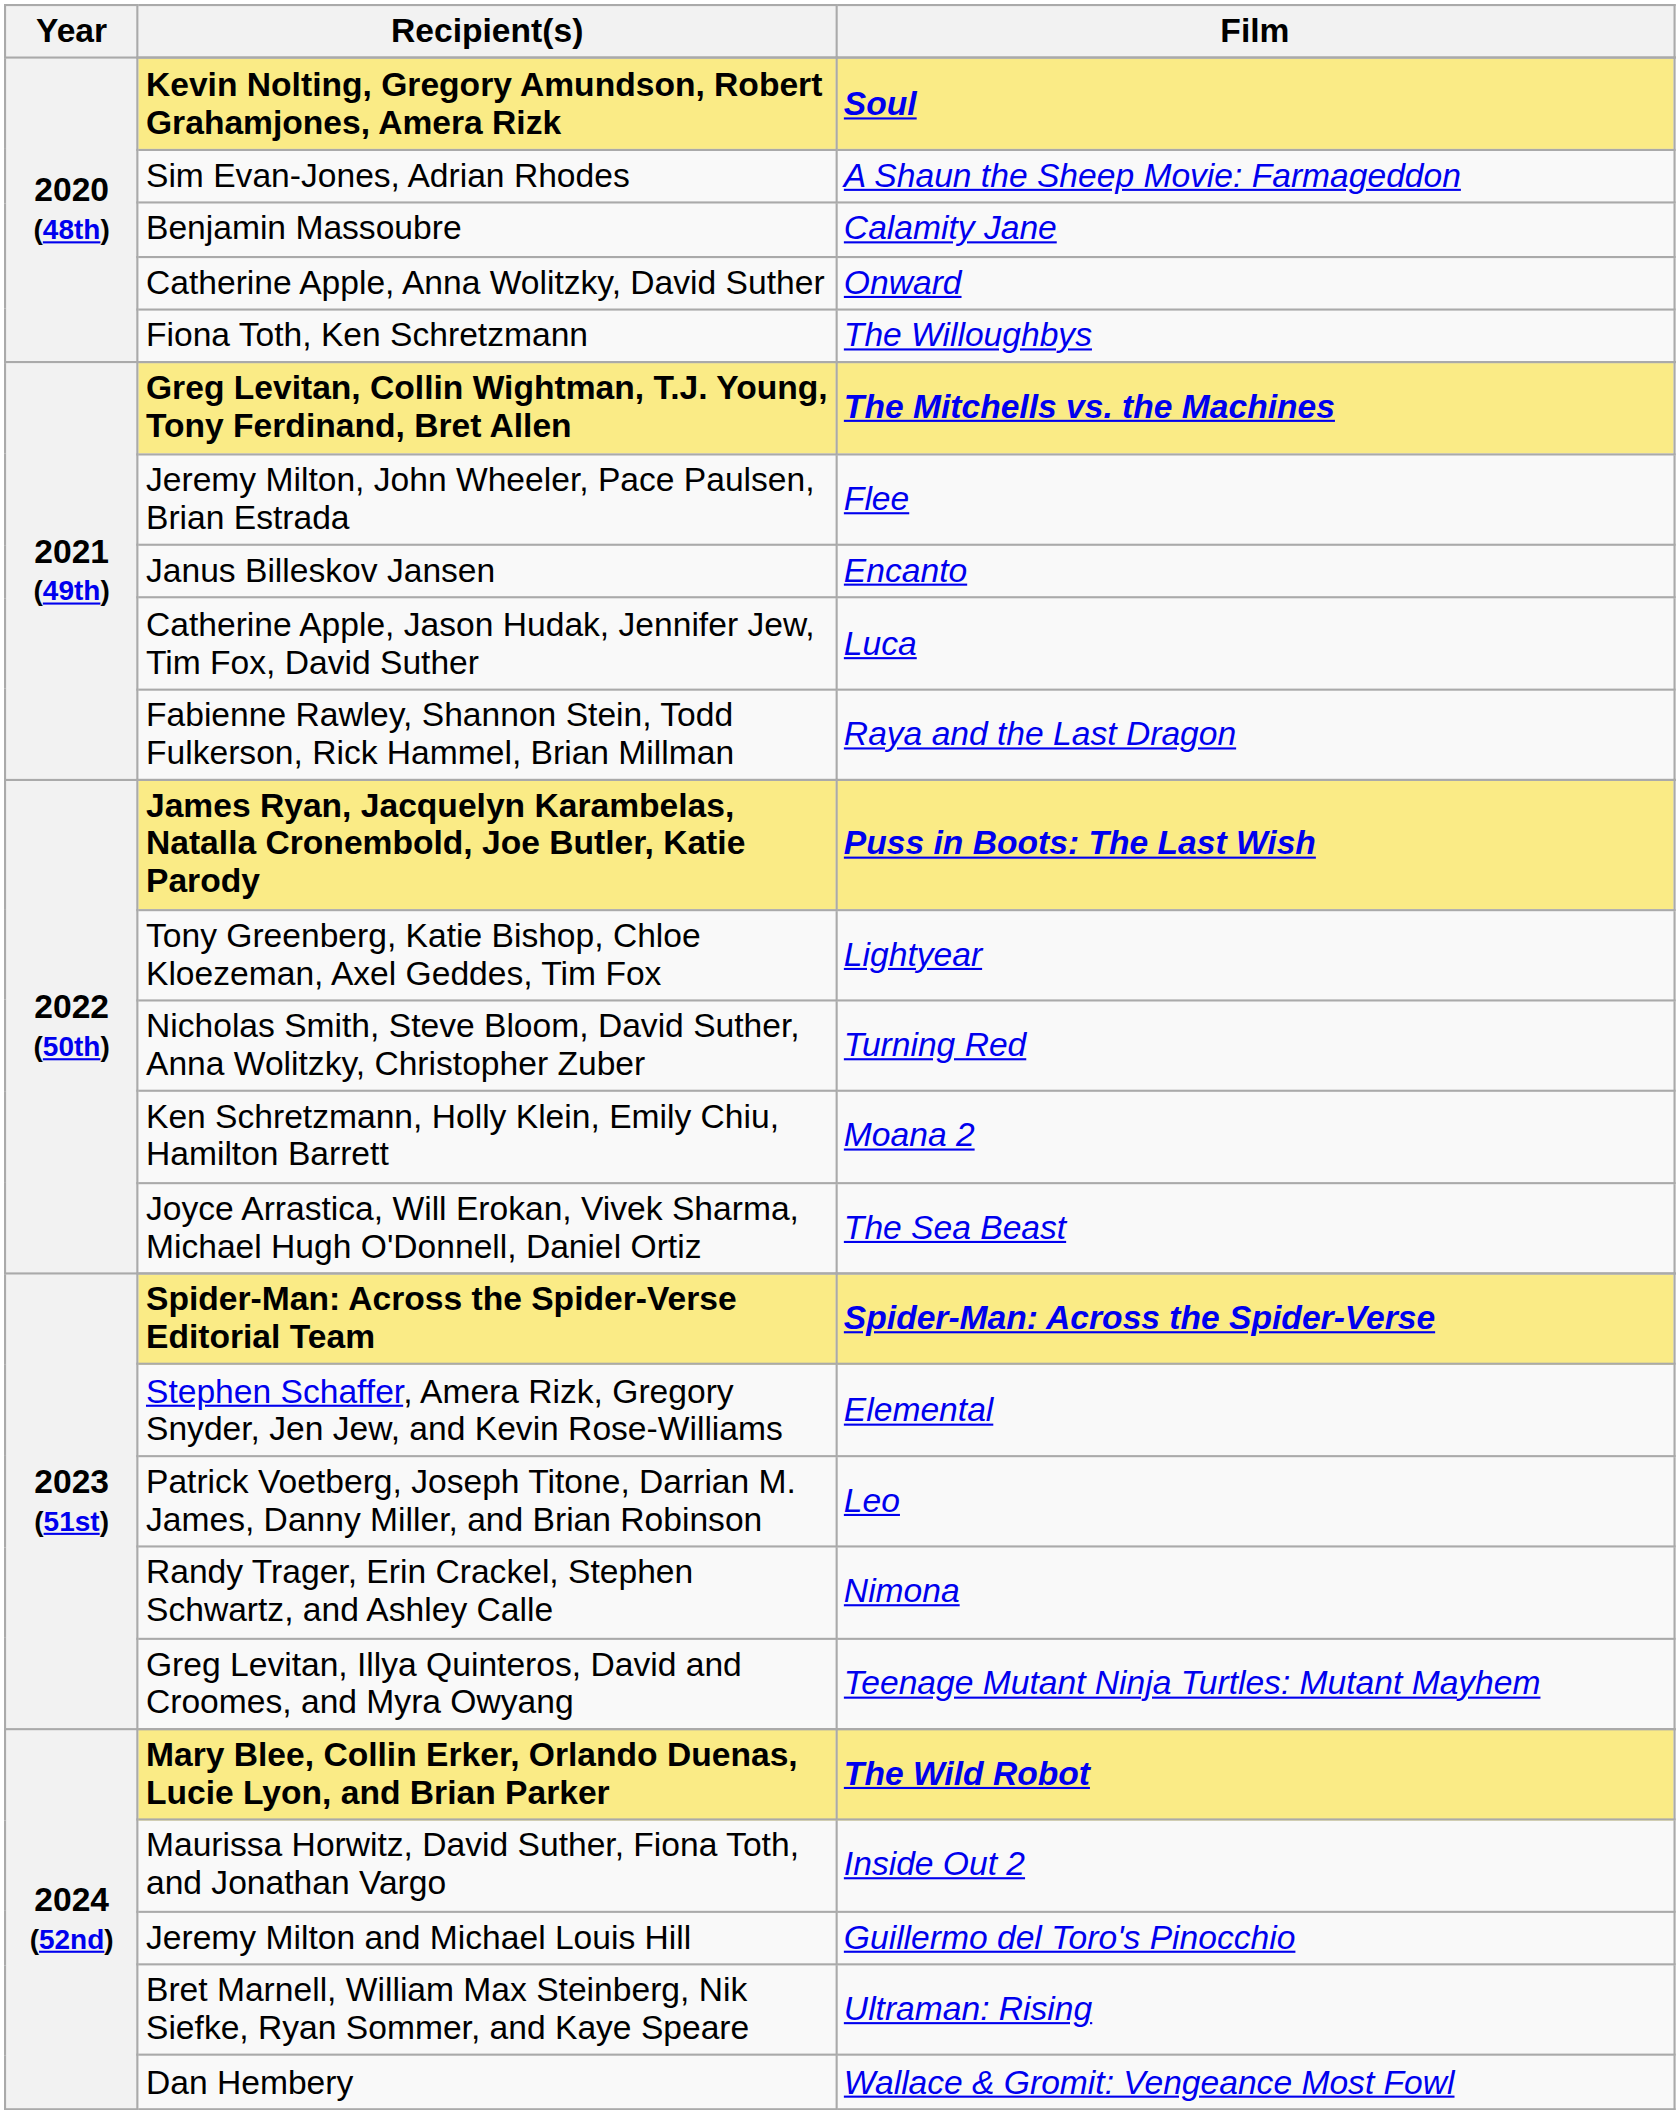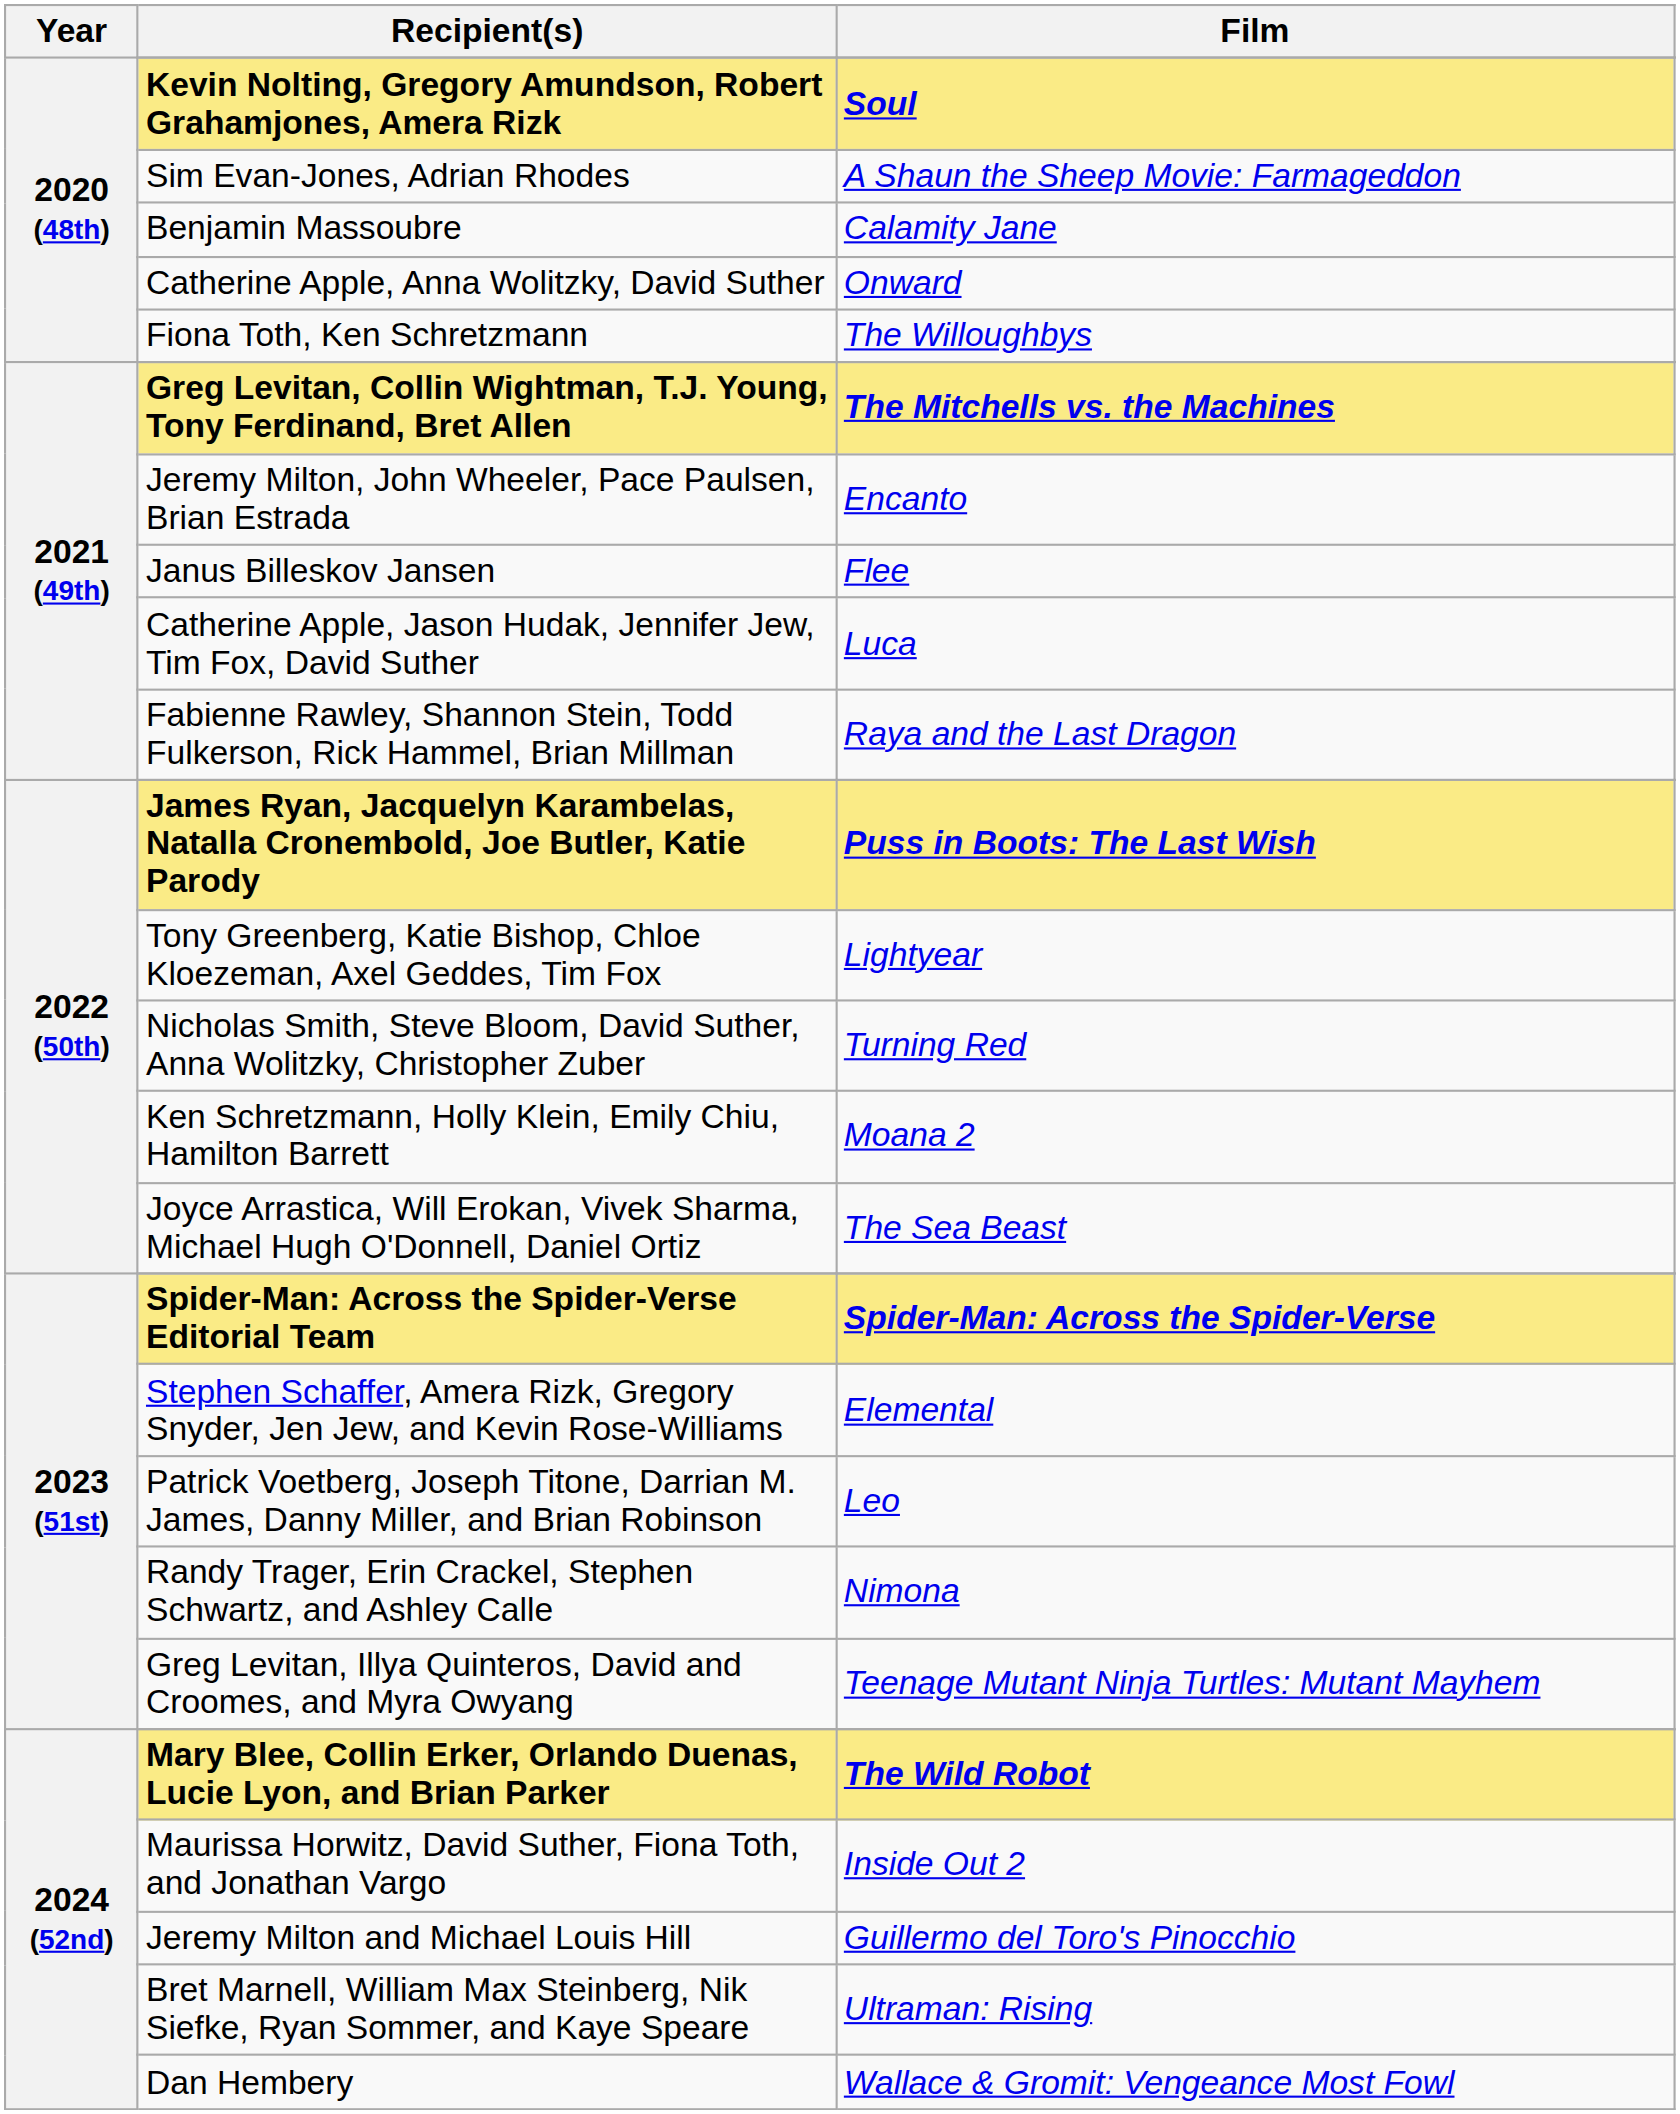(877, 498) Flee -> (906, 498) Encanto
(906, 570) Encanto -> (877, 570) Flee
